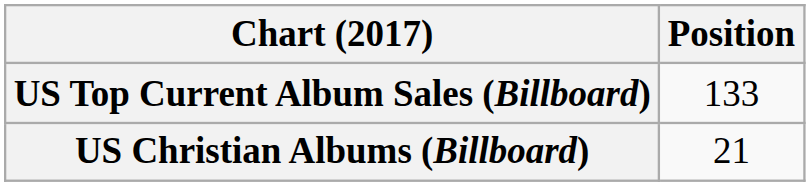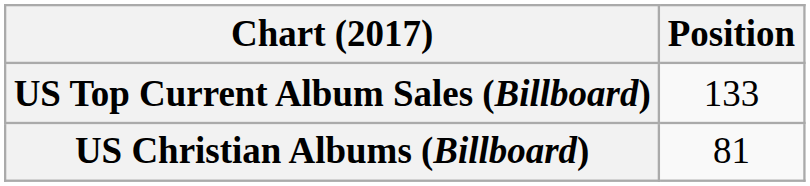(731, 151) 21 -> (731, 151) 81
